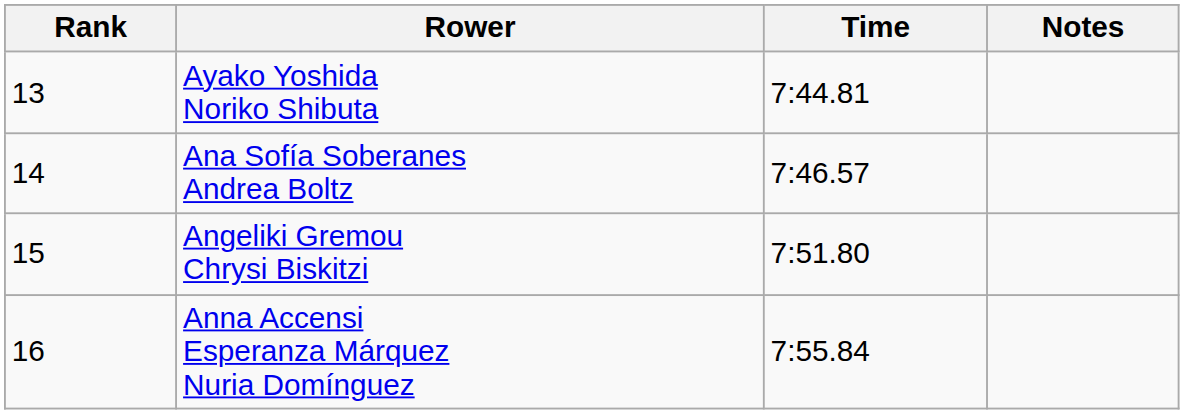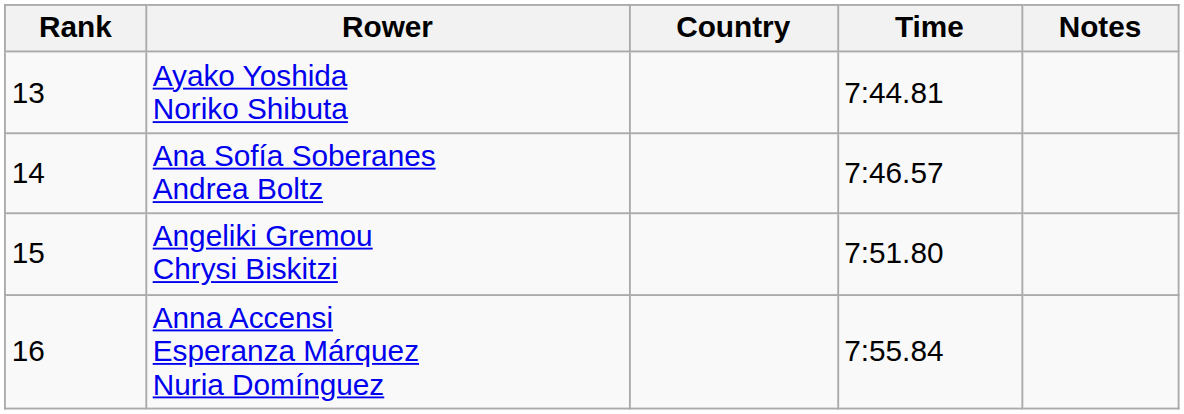+ column: (733, 28)
